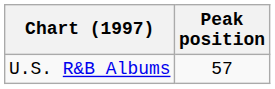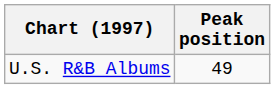(222, 69) 57 -> (222, 69) 49
